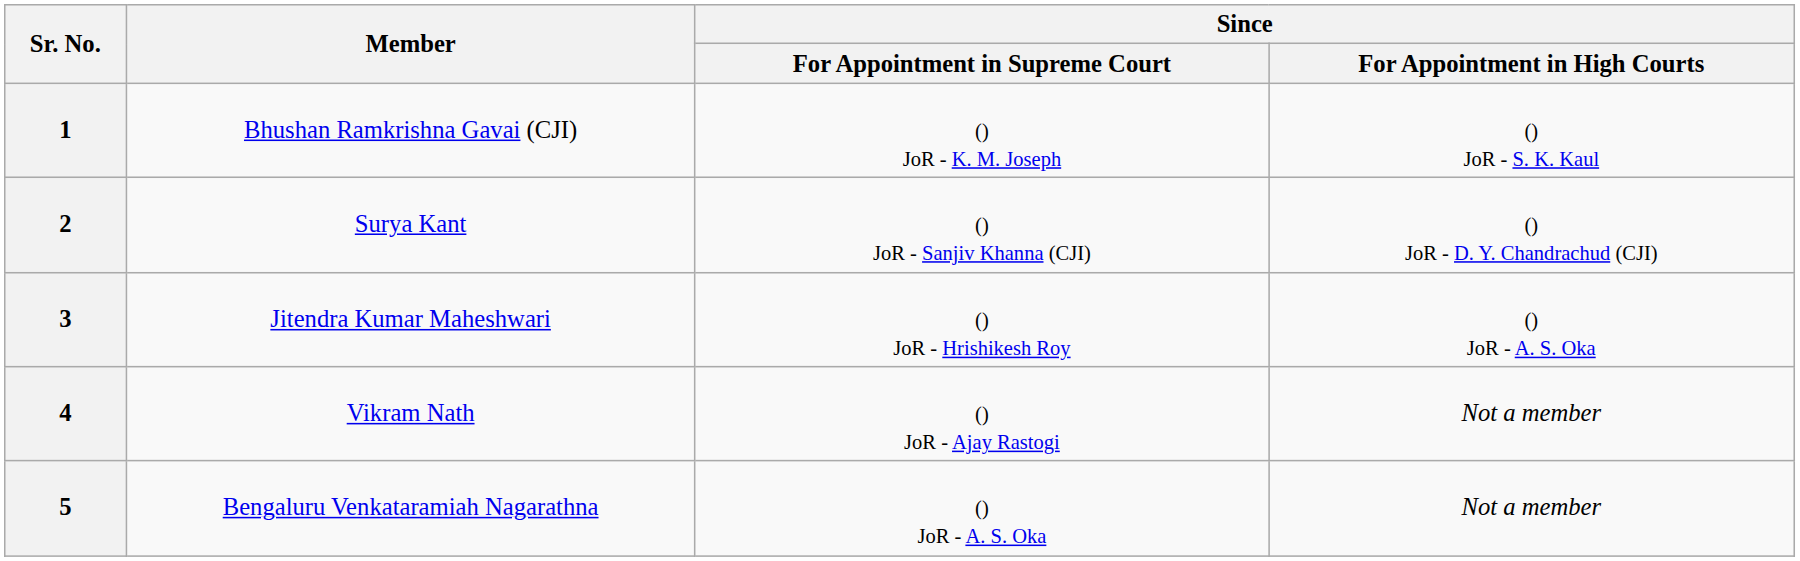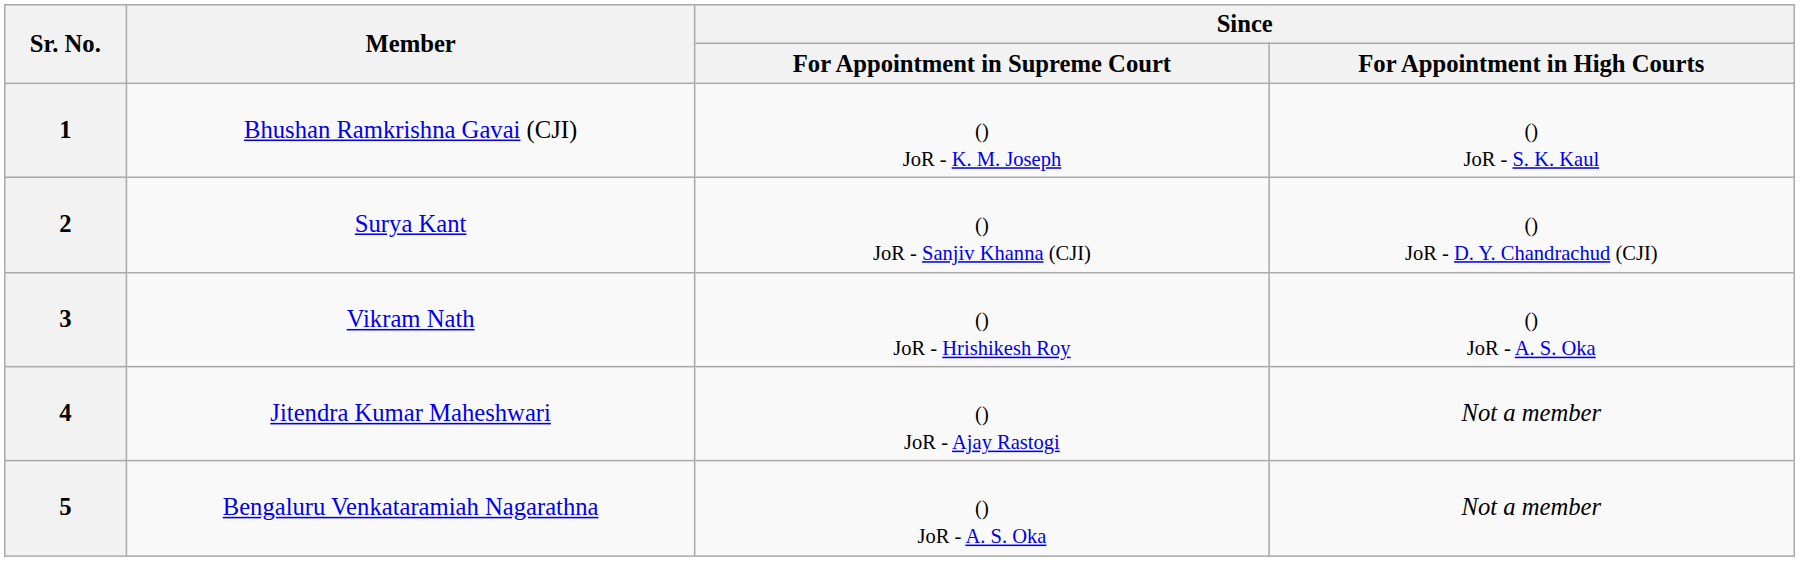(411, 318) Jitendra Kumar Maheshwari -> (411, 318) Vikram Nath
(411, 413) Vikram Nath -> (411, 413) Jitendra Kumar Maheshwari
